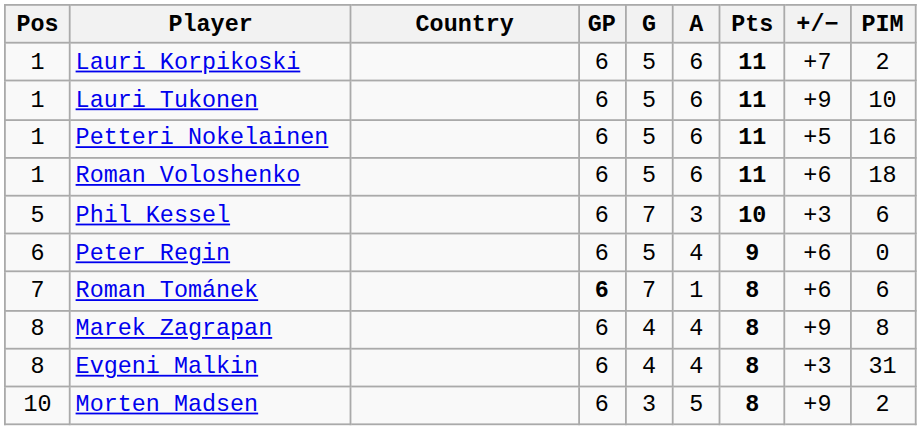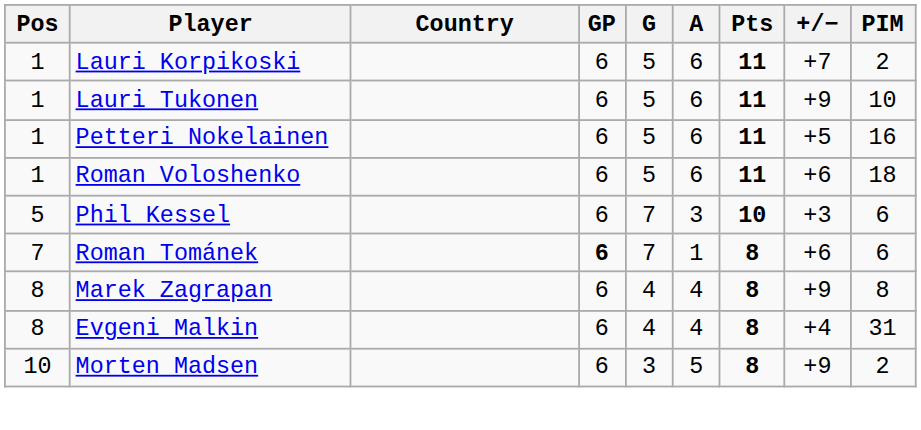- row: (153, 253)
(817, 367) +3 -> (817, 329) +4
